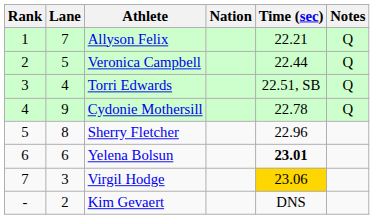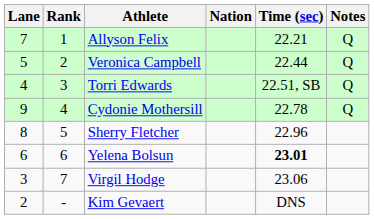columns swapped: (25, 16) <-> (65, 16)
(291, 179) gold background -> (291, 179) no background
